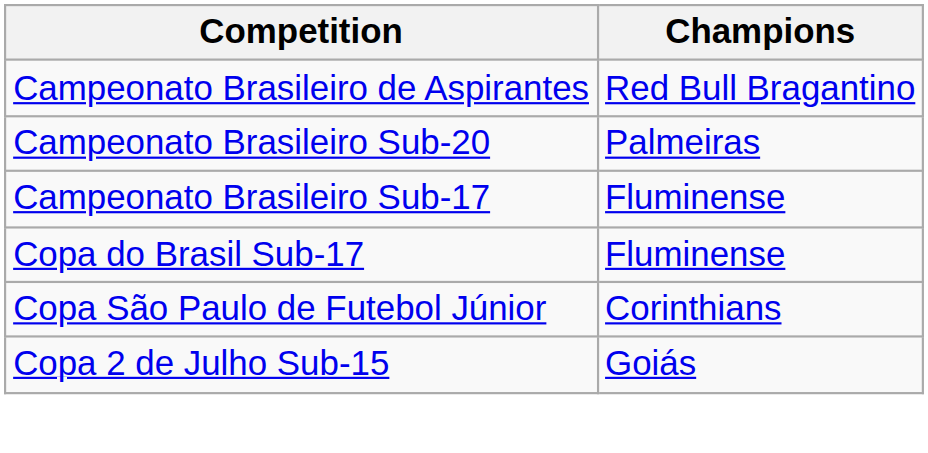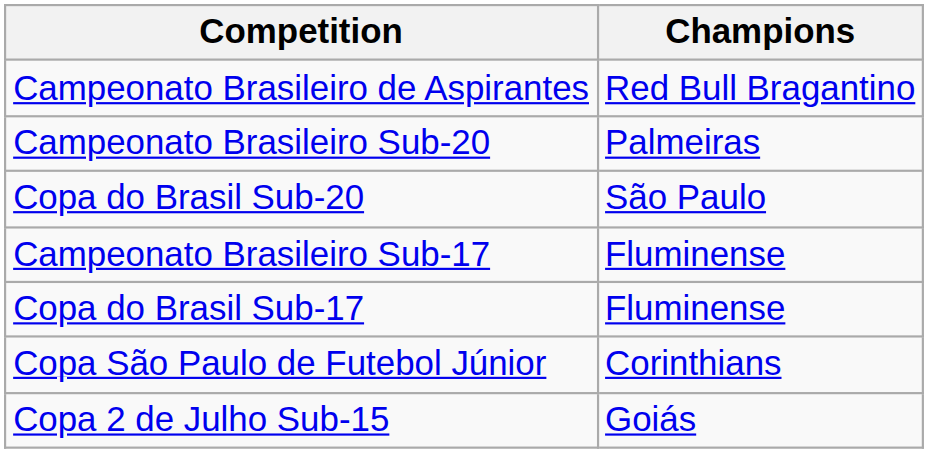+ row: (189, 198)
